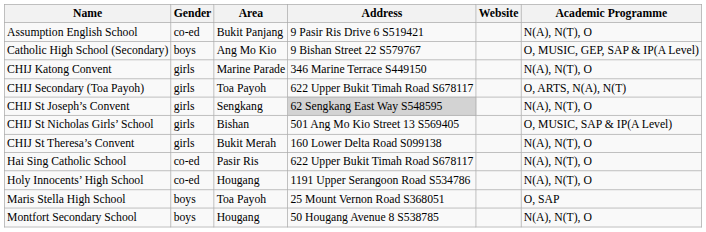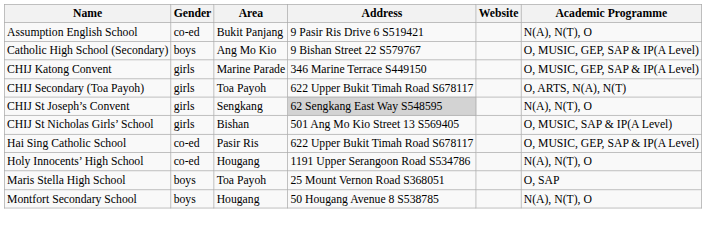(558, 69) N(A), N(T), O -> (611, 69) O, MUSIC, GEP, SAP & IP(A Level)
- row: (71, 143)
(558, 161) N(A), N(T), O -> (611, 143) O, MUSIC, GEP, SAP & IP(A Level)
